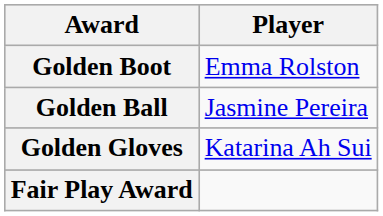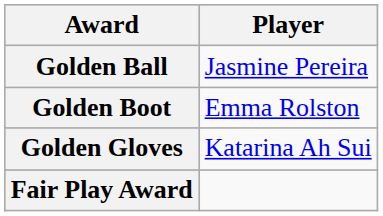rows swapped: (102, 107) <-> (102, 66)
